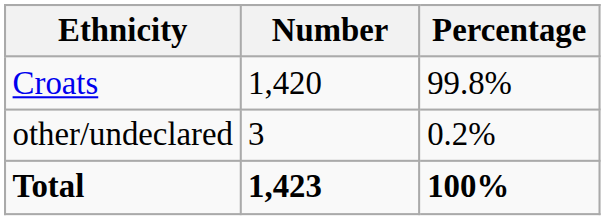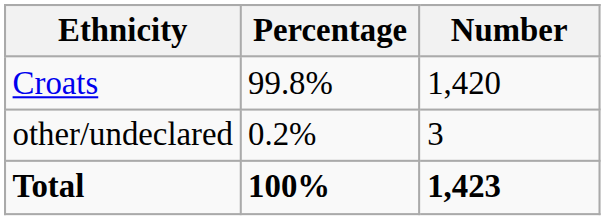columns swapped: (330, 30) <-> (509, 30)
